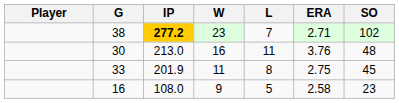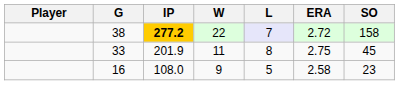(219, 32) 23 -> (219, 32) 22
(269, 32) no background -> (269, 32) lavender background
(319, 32) 2.71 -> (319, 32) 2.72
(369, 32) 102 -> (369, 32) 158
- row: (119, 51)
